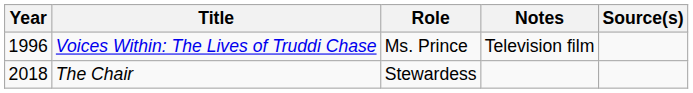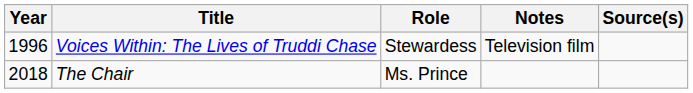(426, 46) Ms. Prince -> (431, 46) Stewardess
(431, 74) Stewardess -> (426, 74) Ms. Prince
